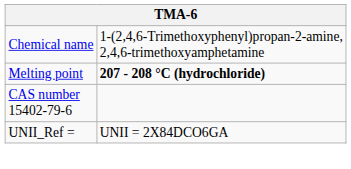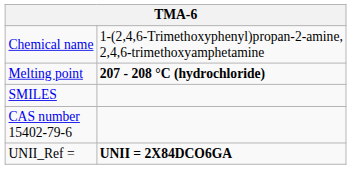+ row: (33, 95)
(164, 132) normal -> (166, 153) bold
